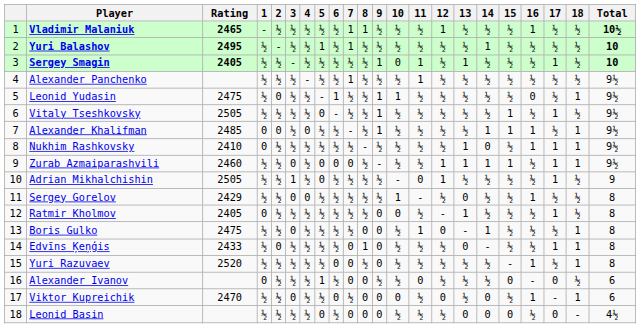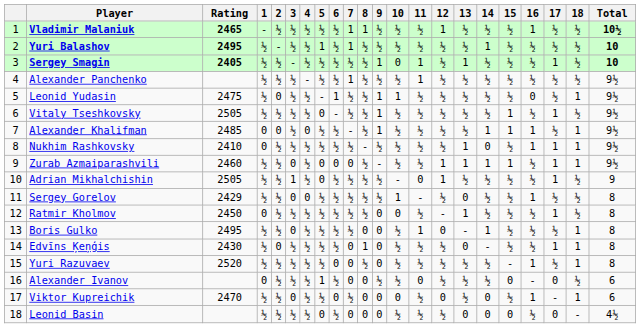(230, 214) 2405 -> (230, 214) 2450
(230, 230) 2475 -> (230, 230) 2495
(230, 247) 2433 -> (230, 247) 2430
